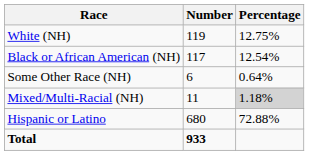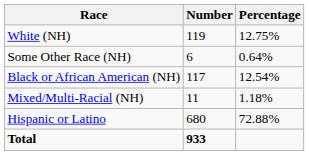rows swapped: (94, 56) <-> (69, 77)
(256, 98) lightgrey background -> (256, 98) no background
